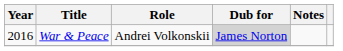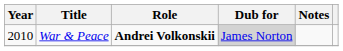(20, 35) 2016 -> (20, 35) 2010
(162, 35) normal -> (165, 35) bold
